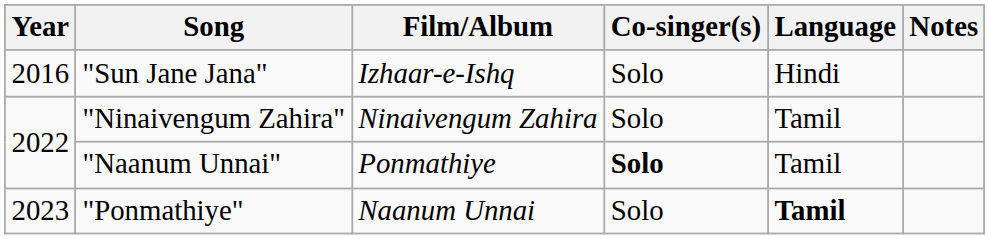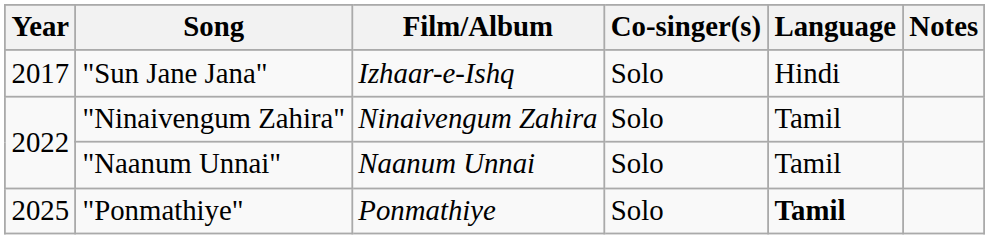(40, 73) 2016 -> (40, 73) 2017
(427, 164) Ponmathiye -> (447, 164) Naanum Unnai
(637, 164) bold -> (637, 164) normal
(40, 210) 2023 -> (40, 210) 2025
(447, 210) Naanum Unnai -> (427, 210) Ponmathiye
